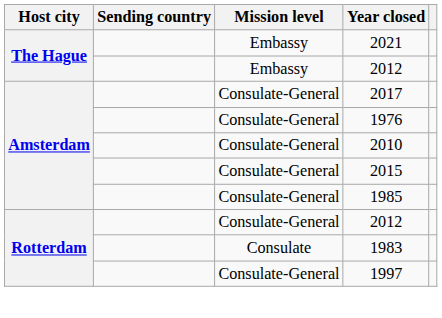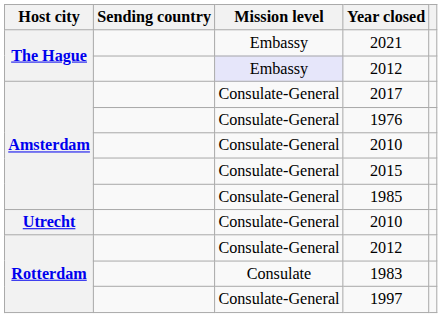(279, 68) no background -> (279, 68) lavender background
+ row: (49, 222)
